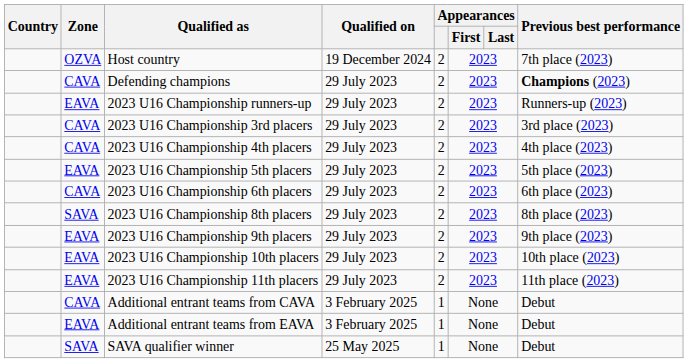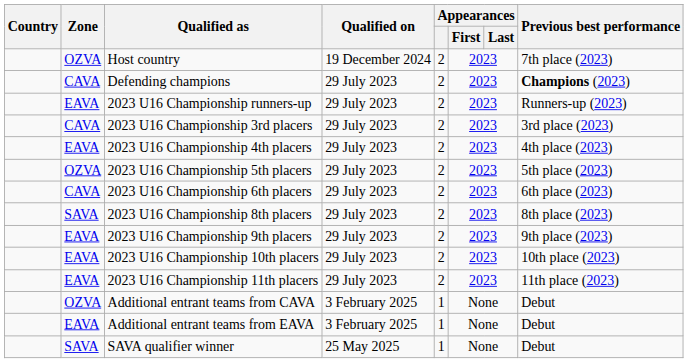(82, 147) CAVA -> (82, 147) EAVA
(82, 170) EAVA -> (83, 170) OZVA
(82, 302) CAVA -> (83, 302) OZVA
